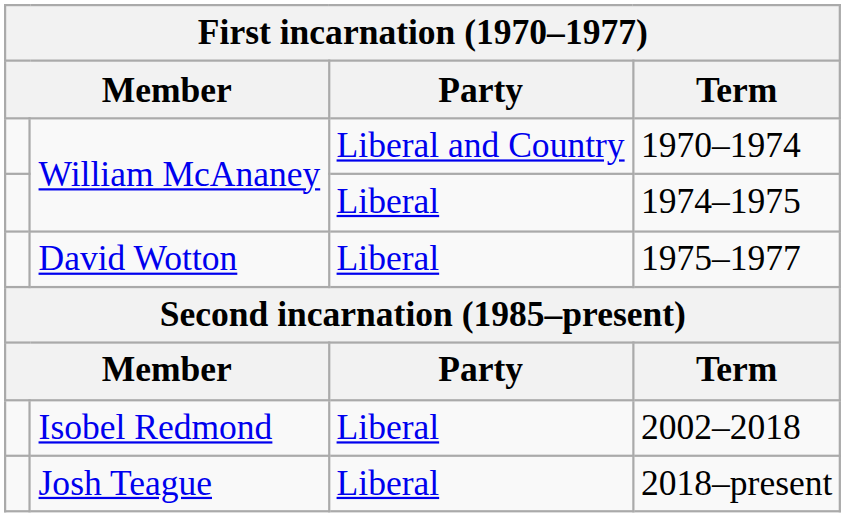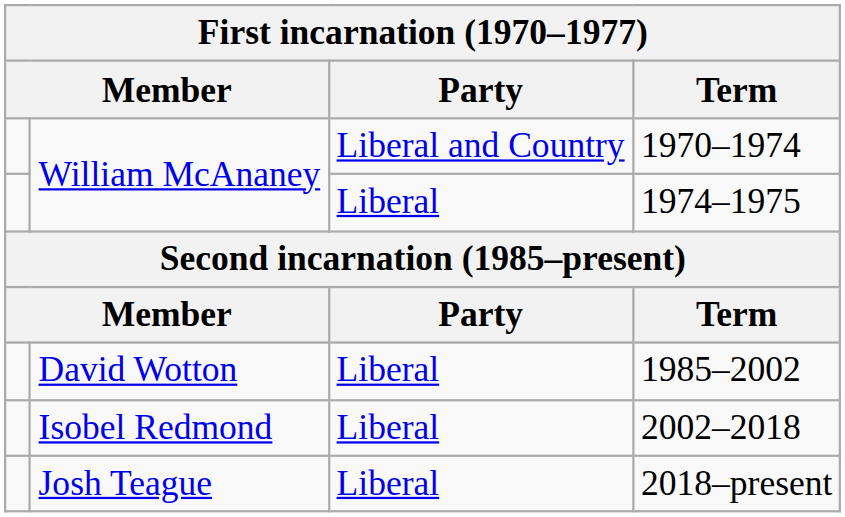- row: (721, 257)
+ row: (721, 370)
